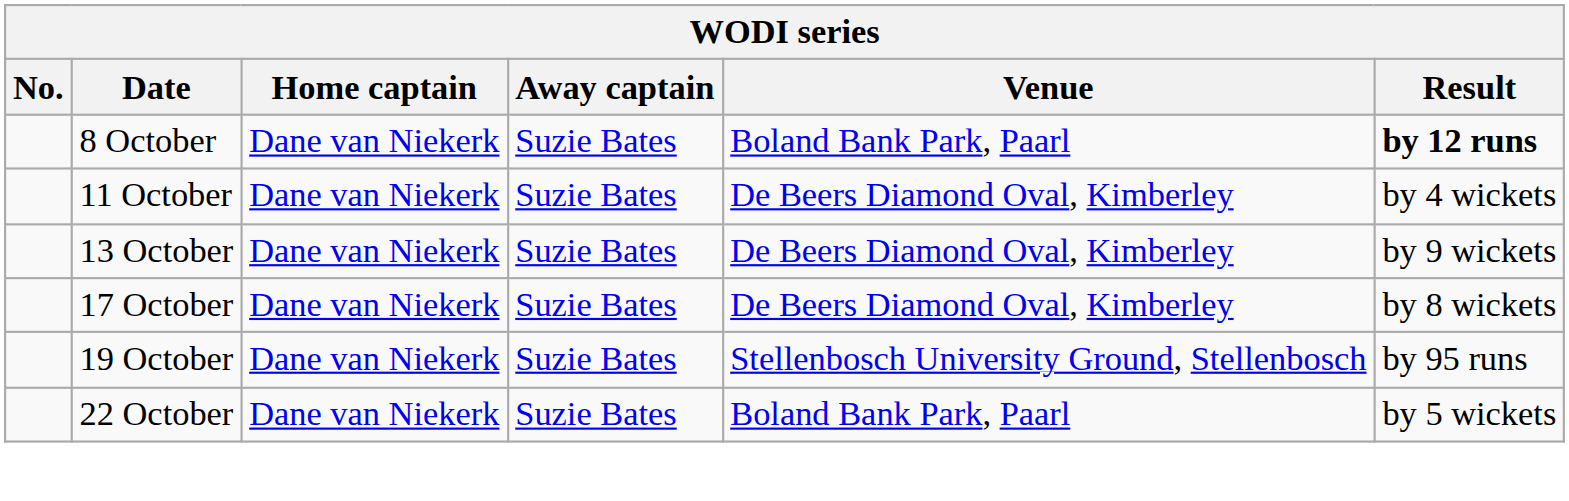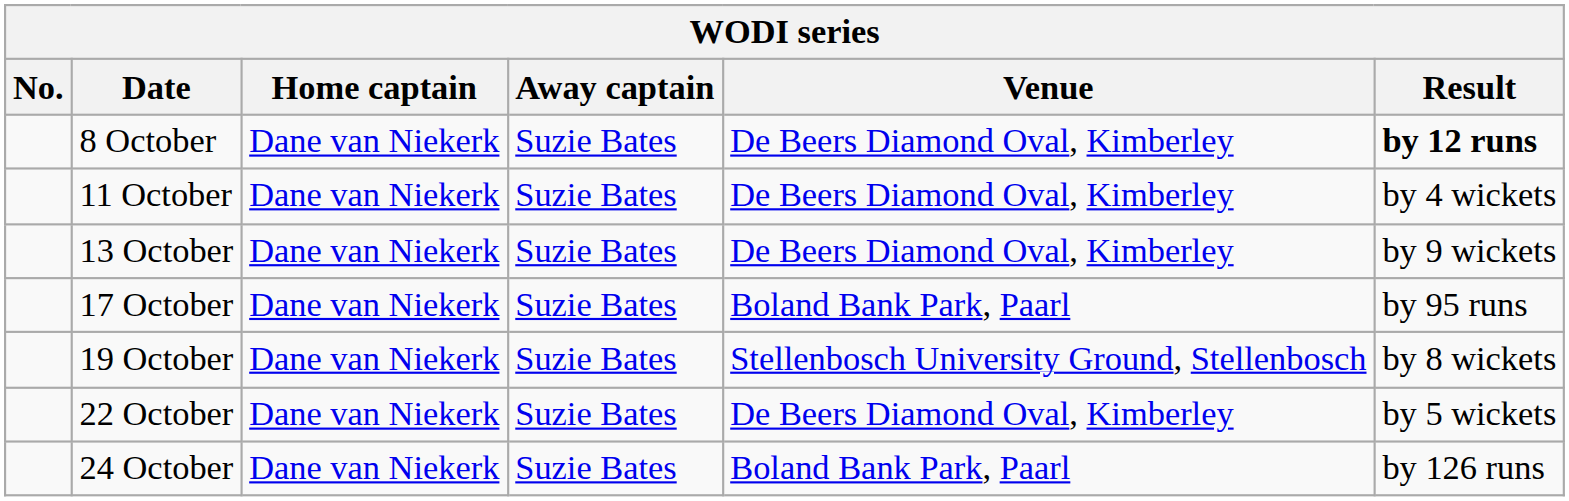(900, 140) Boland Bank Park, Paarl -> (982, 140) De Beers Diamond Oval, Kimberley
(982, 304) De Beers Diamond Oval, Kimberley -> (900, 304) Boland Bank Park, Paarl
(1469, 304) by 8 wickets -> (1455, 304) by 95 runs
(1455, 359) by 95 runs -> (1469, 359) by 8 wickets
(900, 413) Boland Bank Park, Paarl -> (982, 413) De Beers Diamond Oval, Kimberley
+ row: (156, 468)
